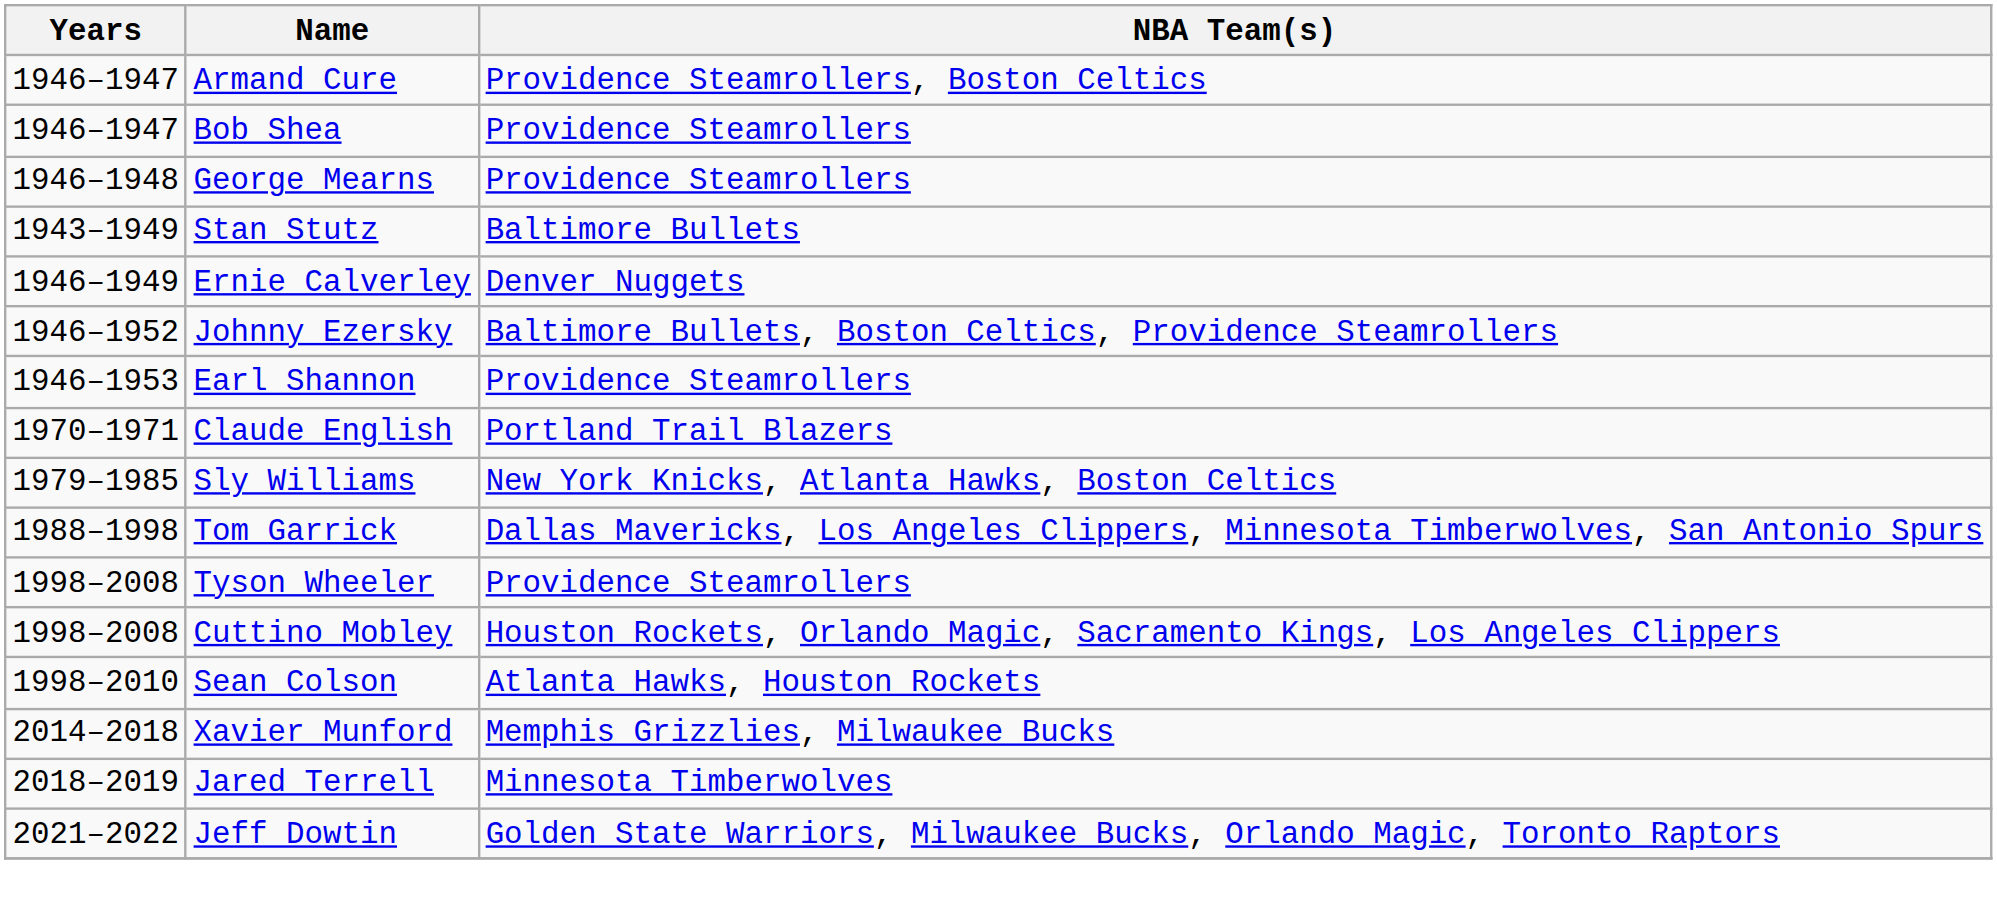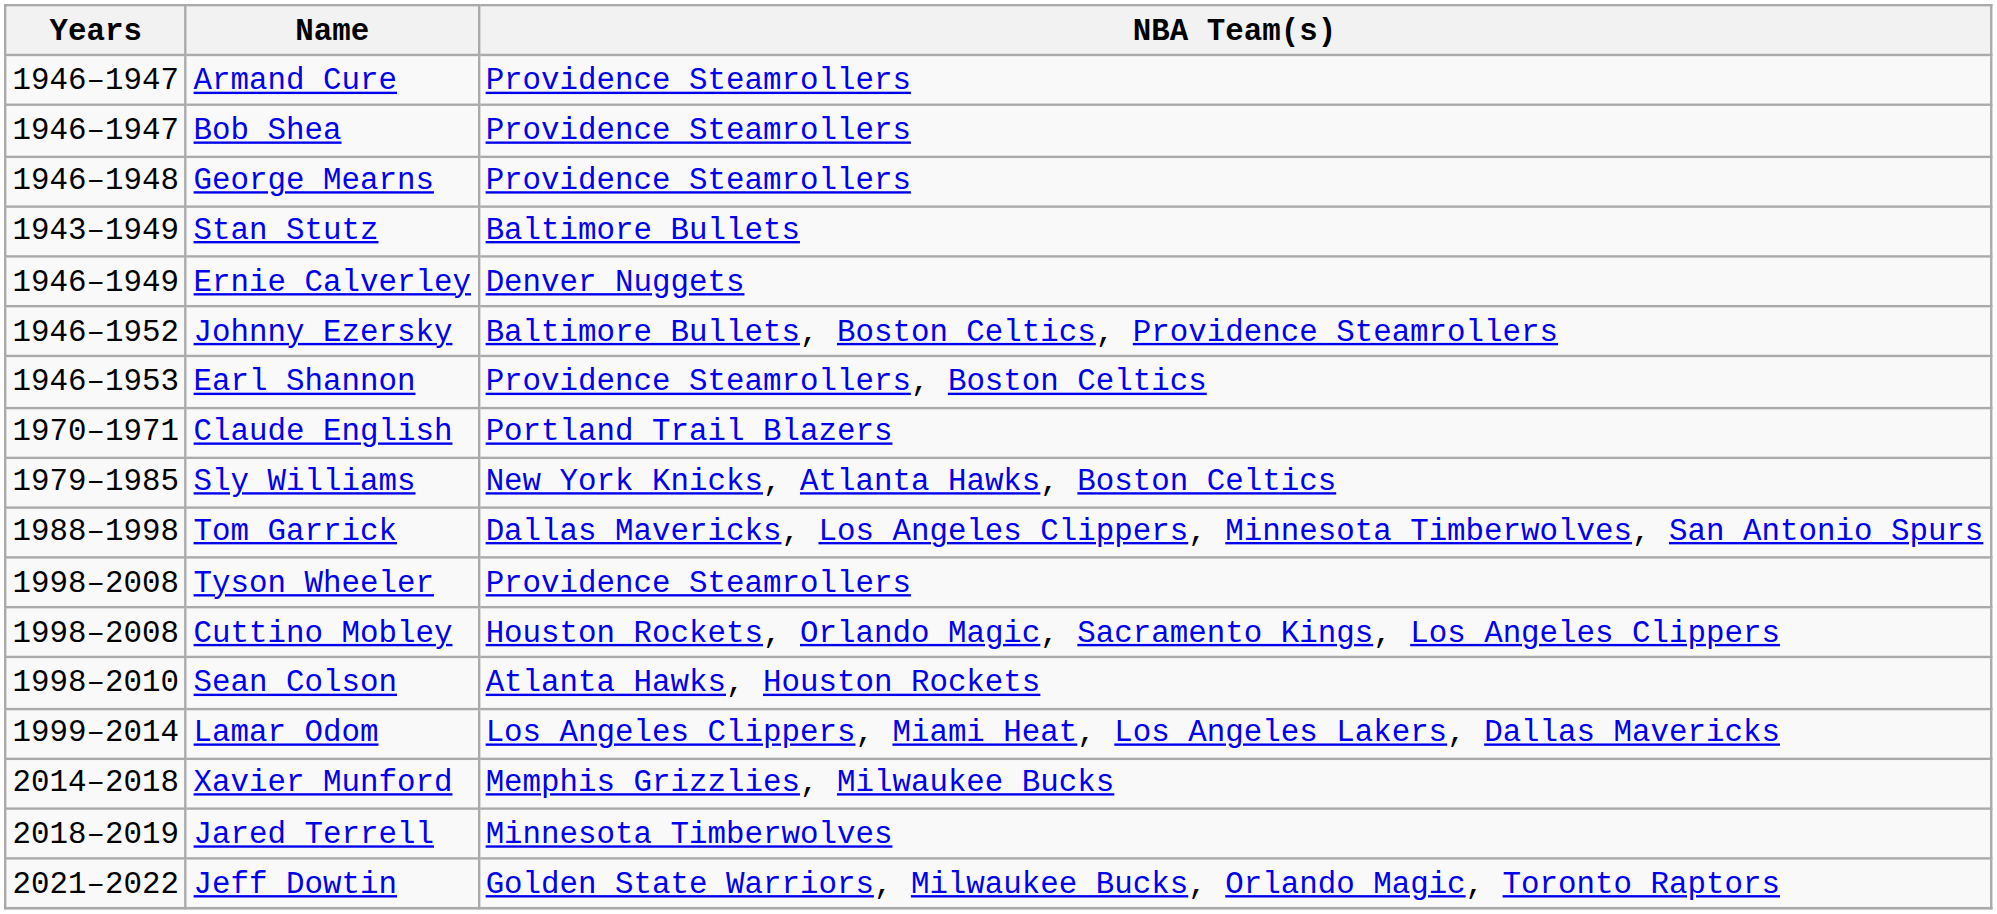(846, 81) Providence Steamrollers, Boston Celtics -> (698, 81) Providence Steamrollers
(698, 382) Providence Steamrollers -> (846, 382) Providence Steamrollers, Boston Celtics
+ row: (286, 733)
